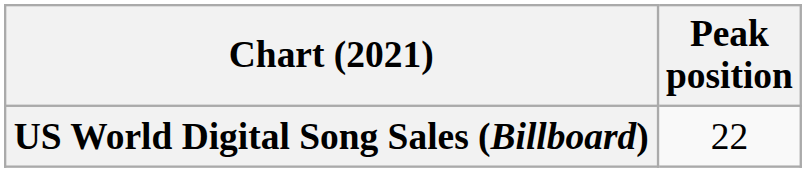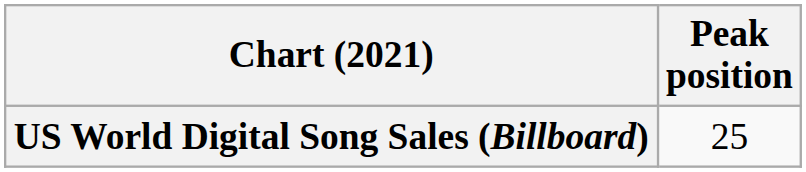(729, 135) 22 -> (729, 135) 25
